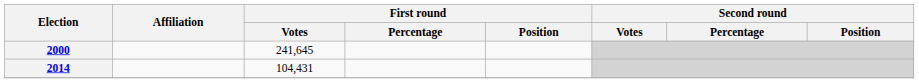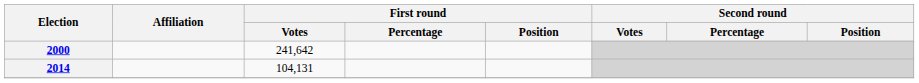(295, 50) 241,645 -> (295, 50) 241,642
(295, 68) 104,431 -> (295, 68) 104,131
